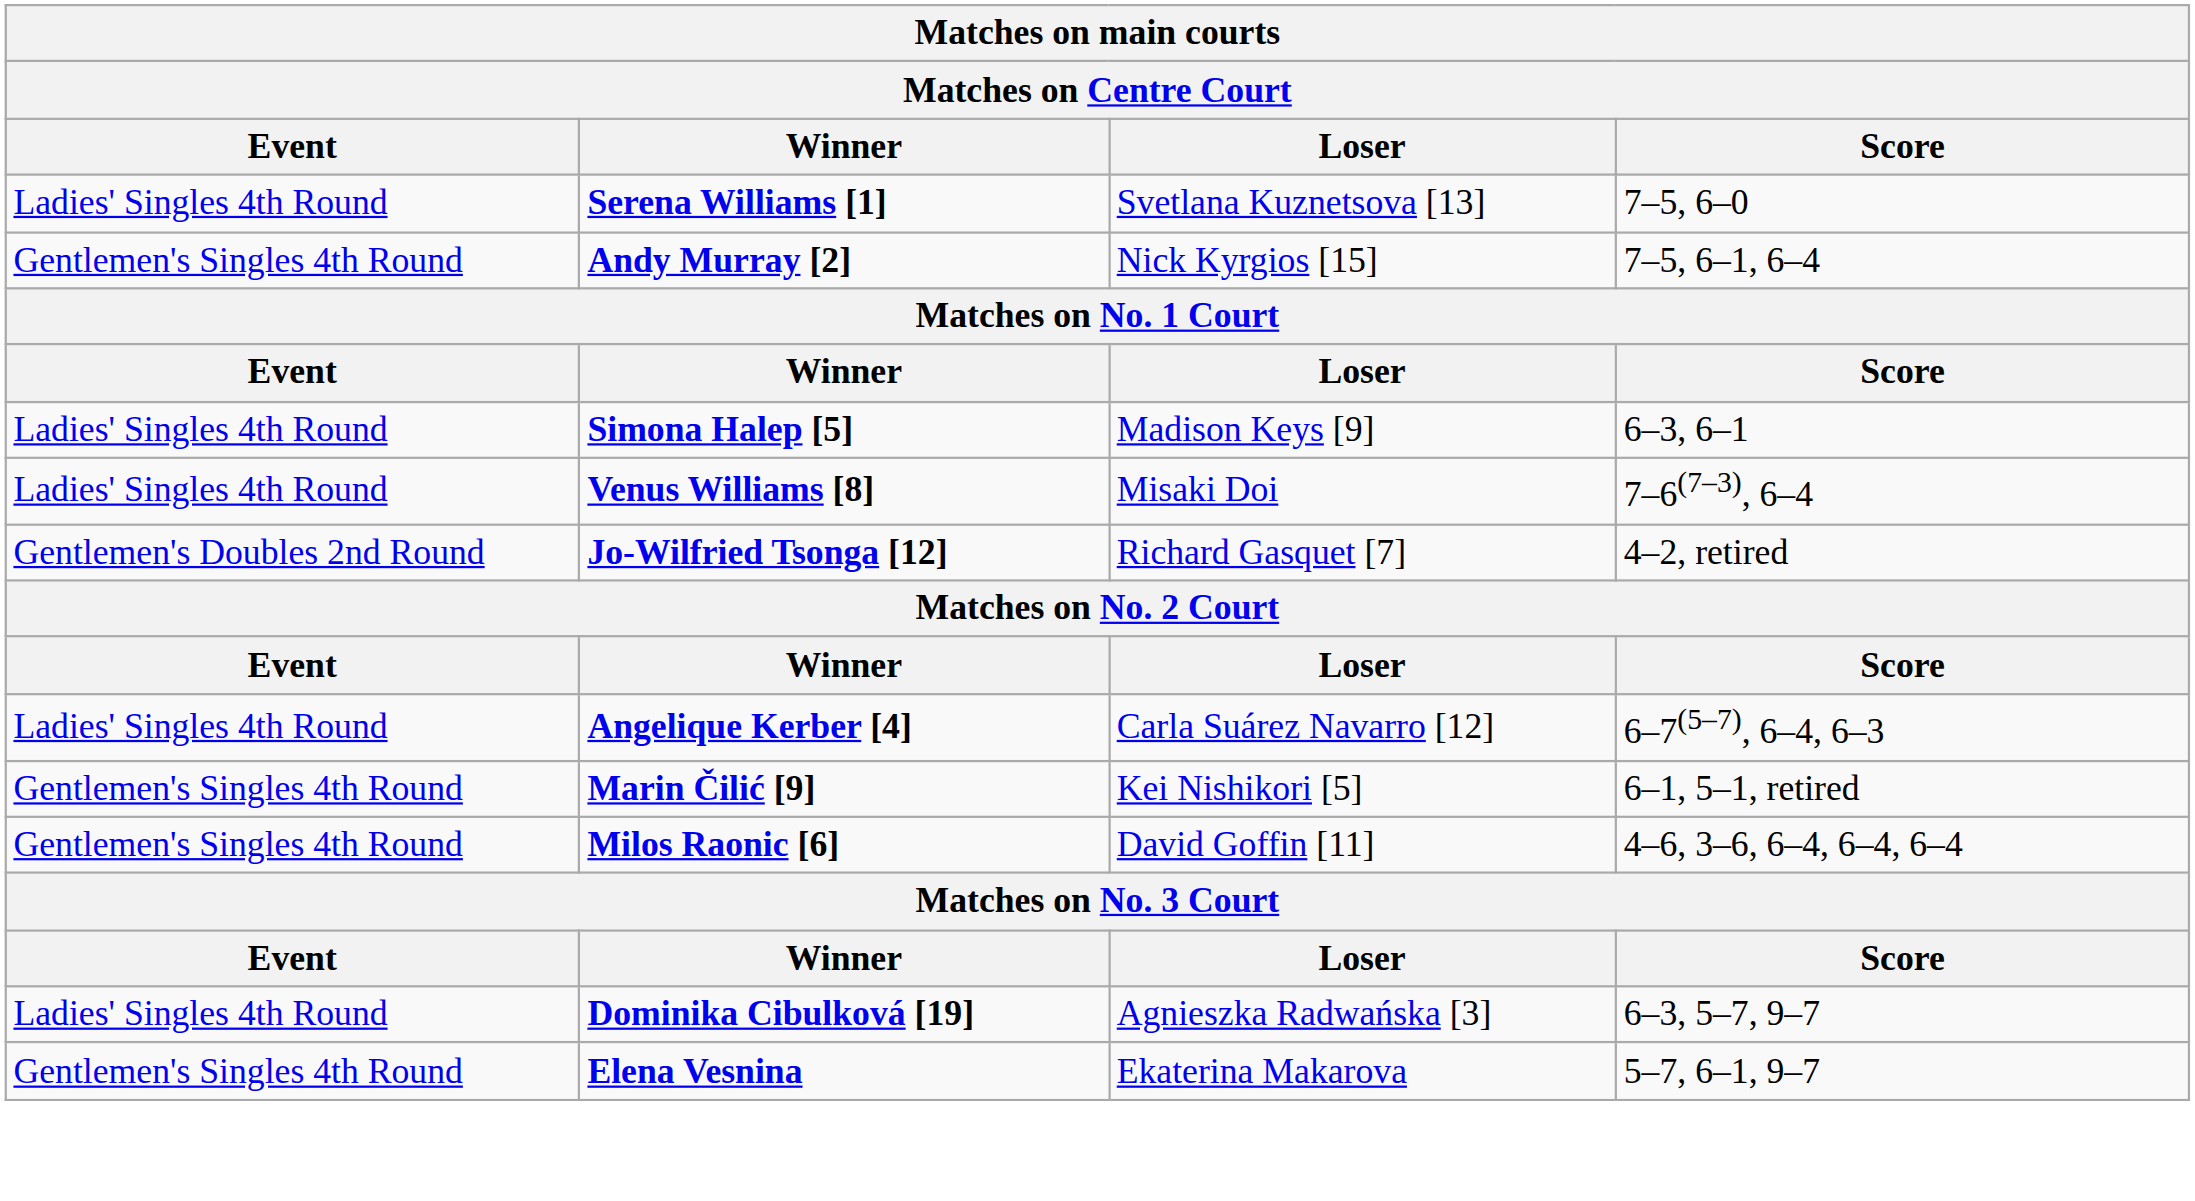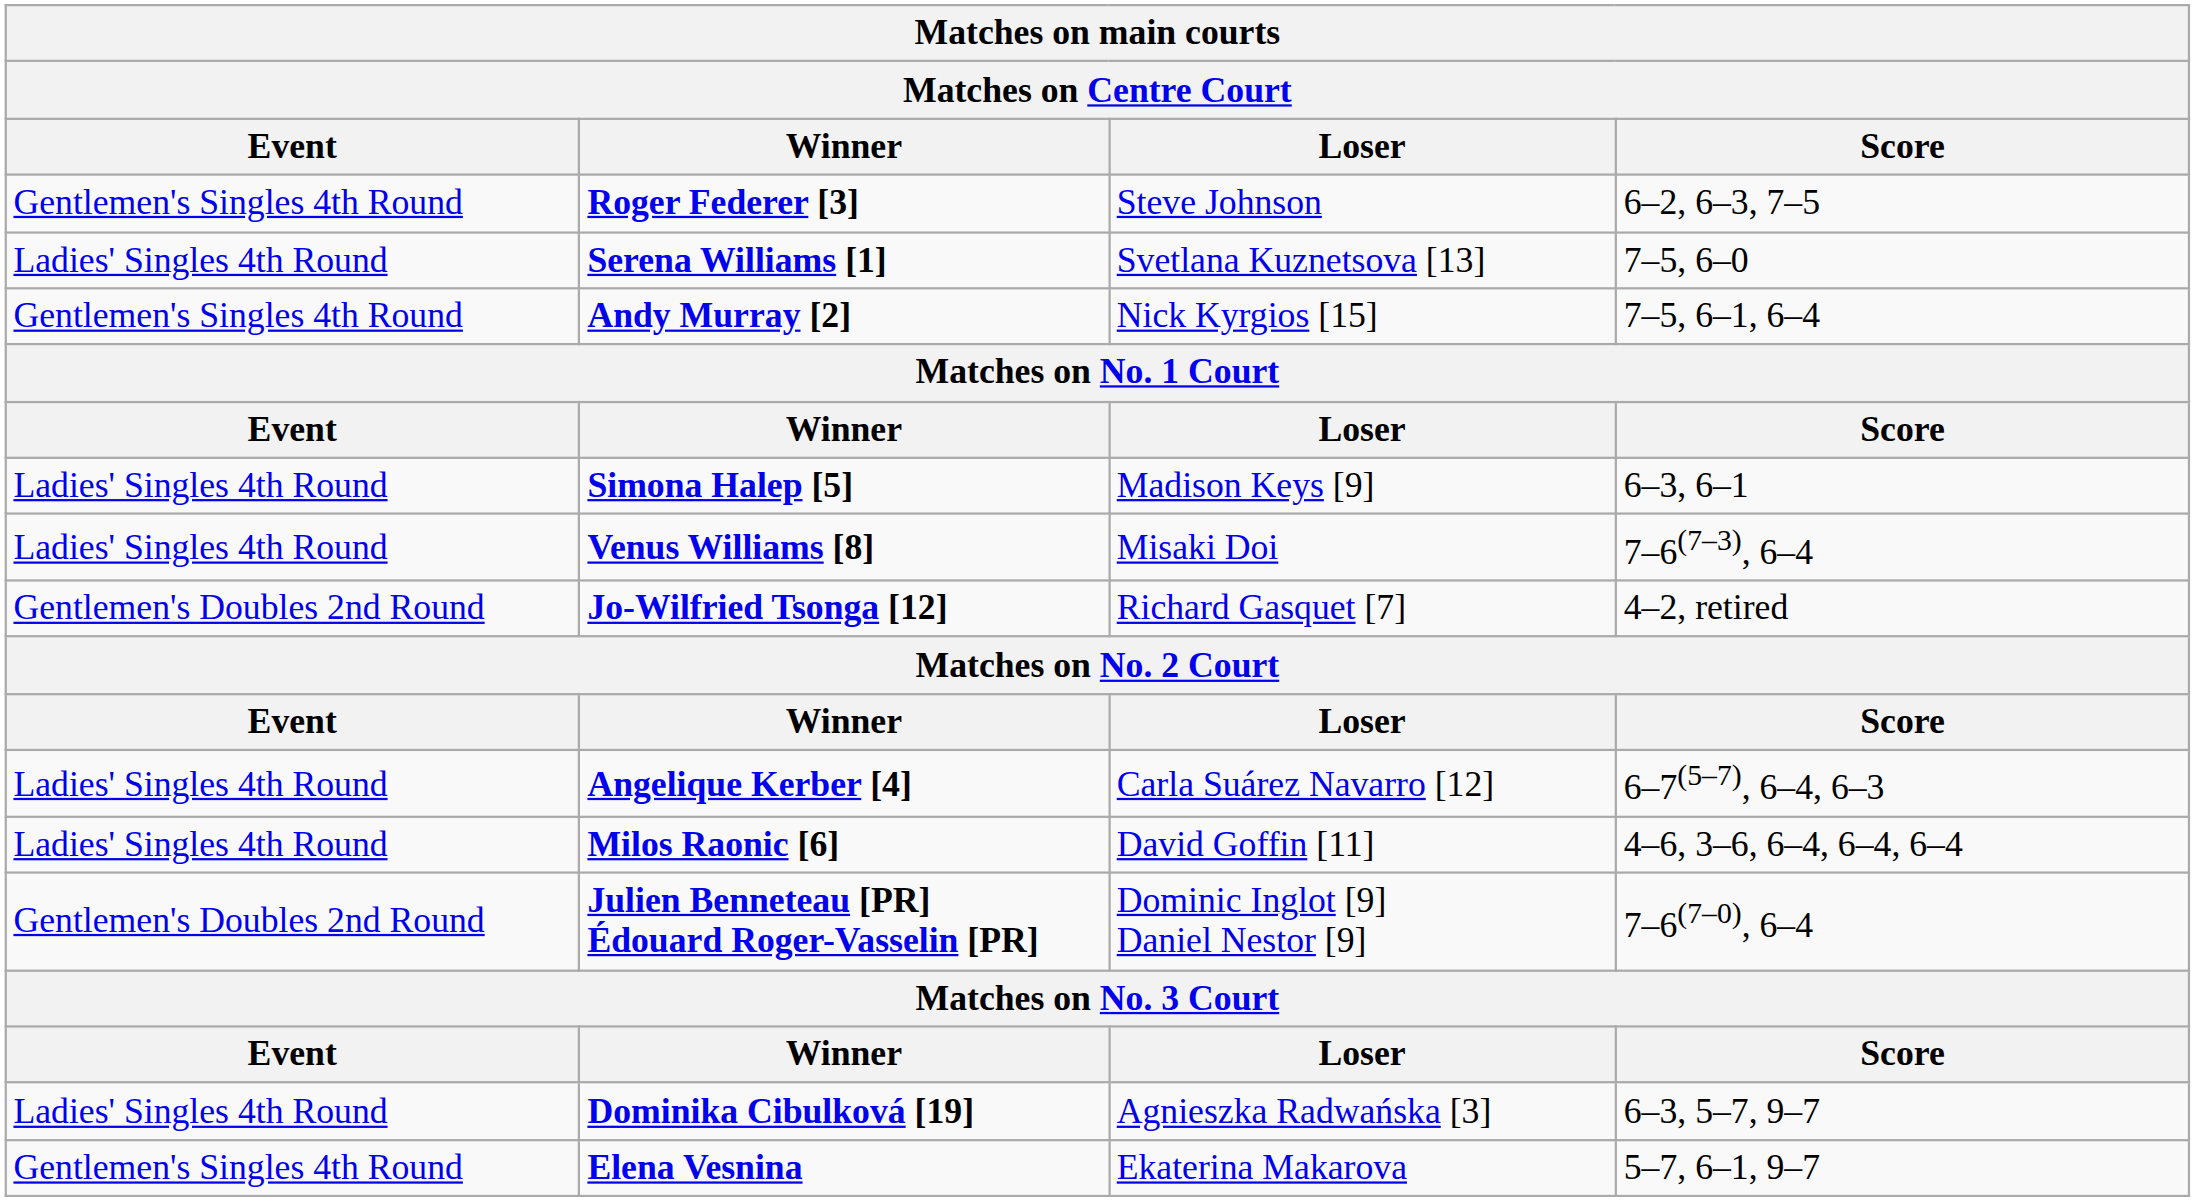+ row: (723, 202)
- row: (701, 787)
(238, 844) Gentlemen's Singles 4th Round -> (200, 844) Ladies' Singles 4th Round
+ row: (813, 920)
